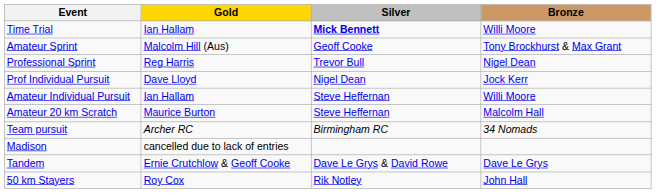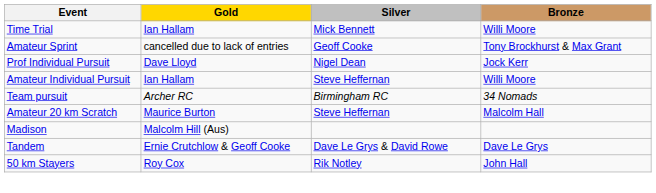(346, 29) bold -> (344, 29) normal
(186, 46) Malcolm Hill (Aus) -> (216, 46) cancelled due to lack of entries
- row: (51, 63)
rows swapped: (37, 130) <-> (62, 113)
(216, 146) cancelled due to lack of entries -> (186, 130) Malcolm Hill (Aus)
